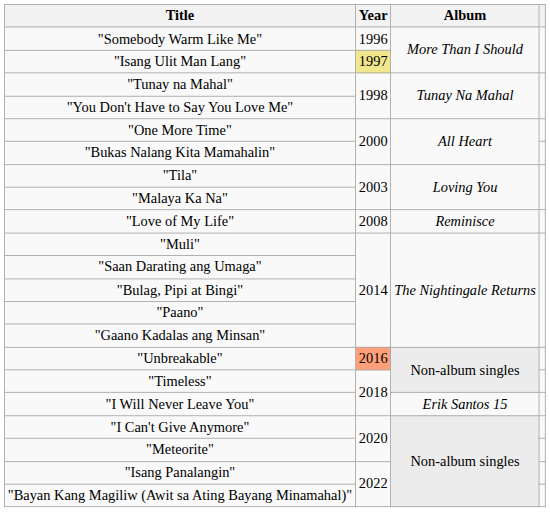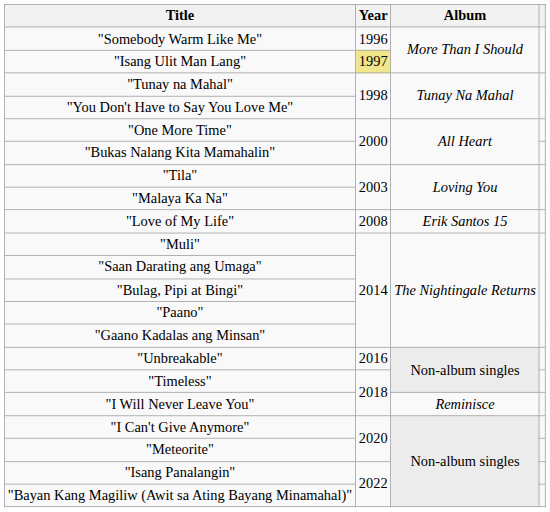(465, 221) Reminisce -> (465, 221) Erik Santos 15
(373, 358) lightsalmon background -> (373, 358) no background
(465, 404) Erik Santos 15 -> (465, 404) Reminisce
